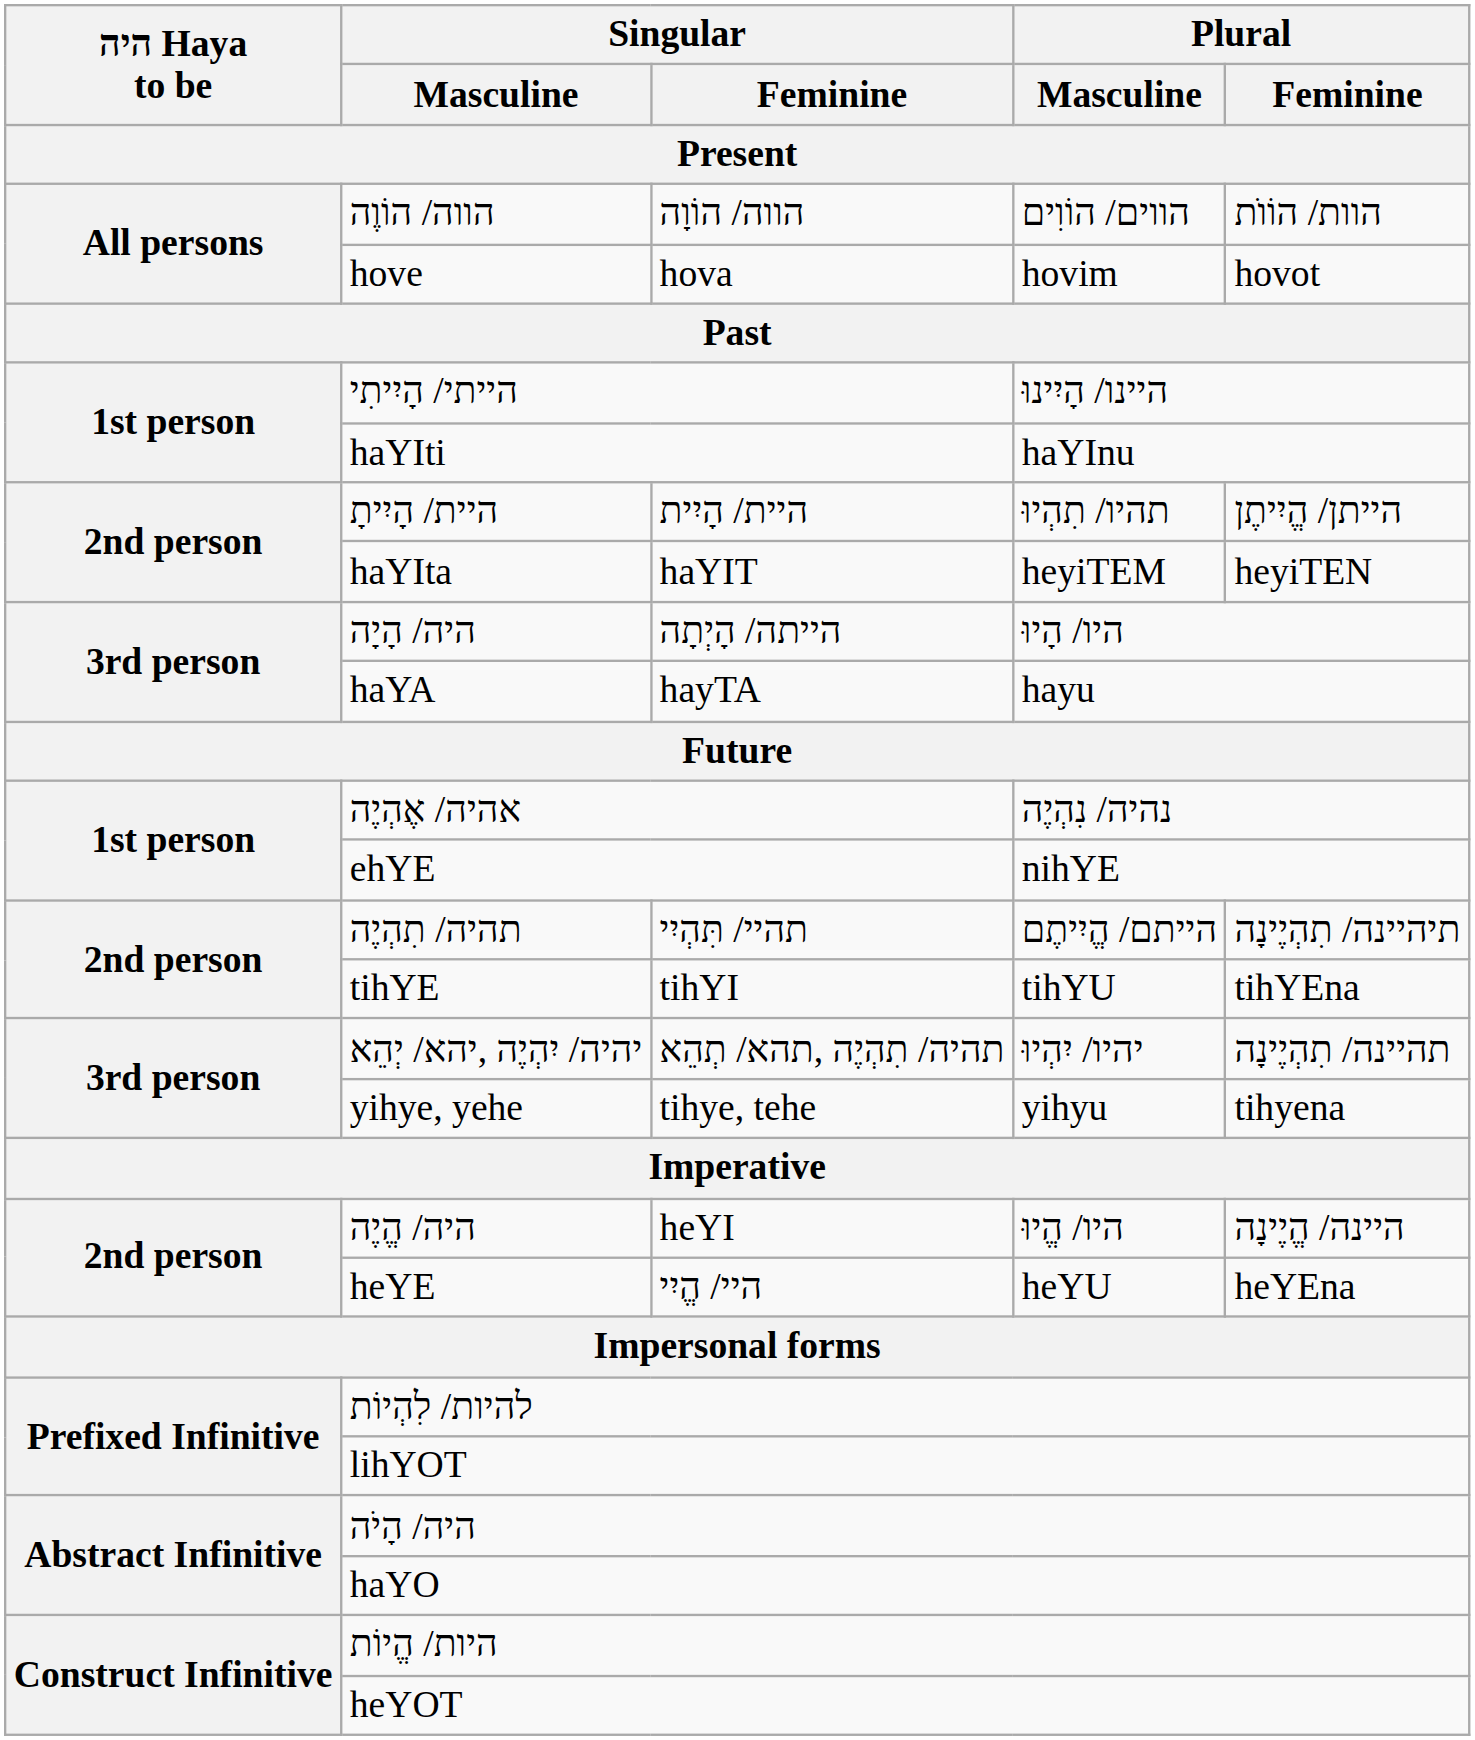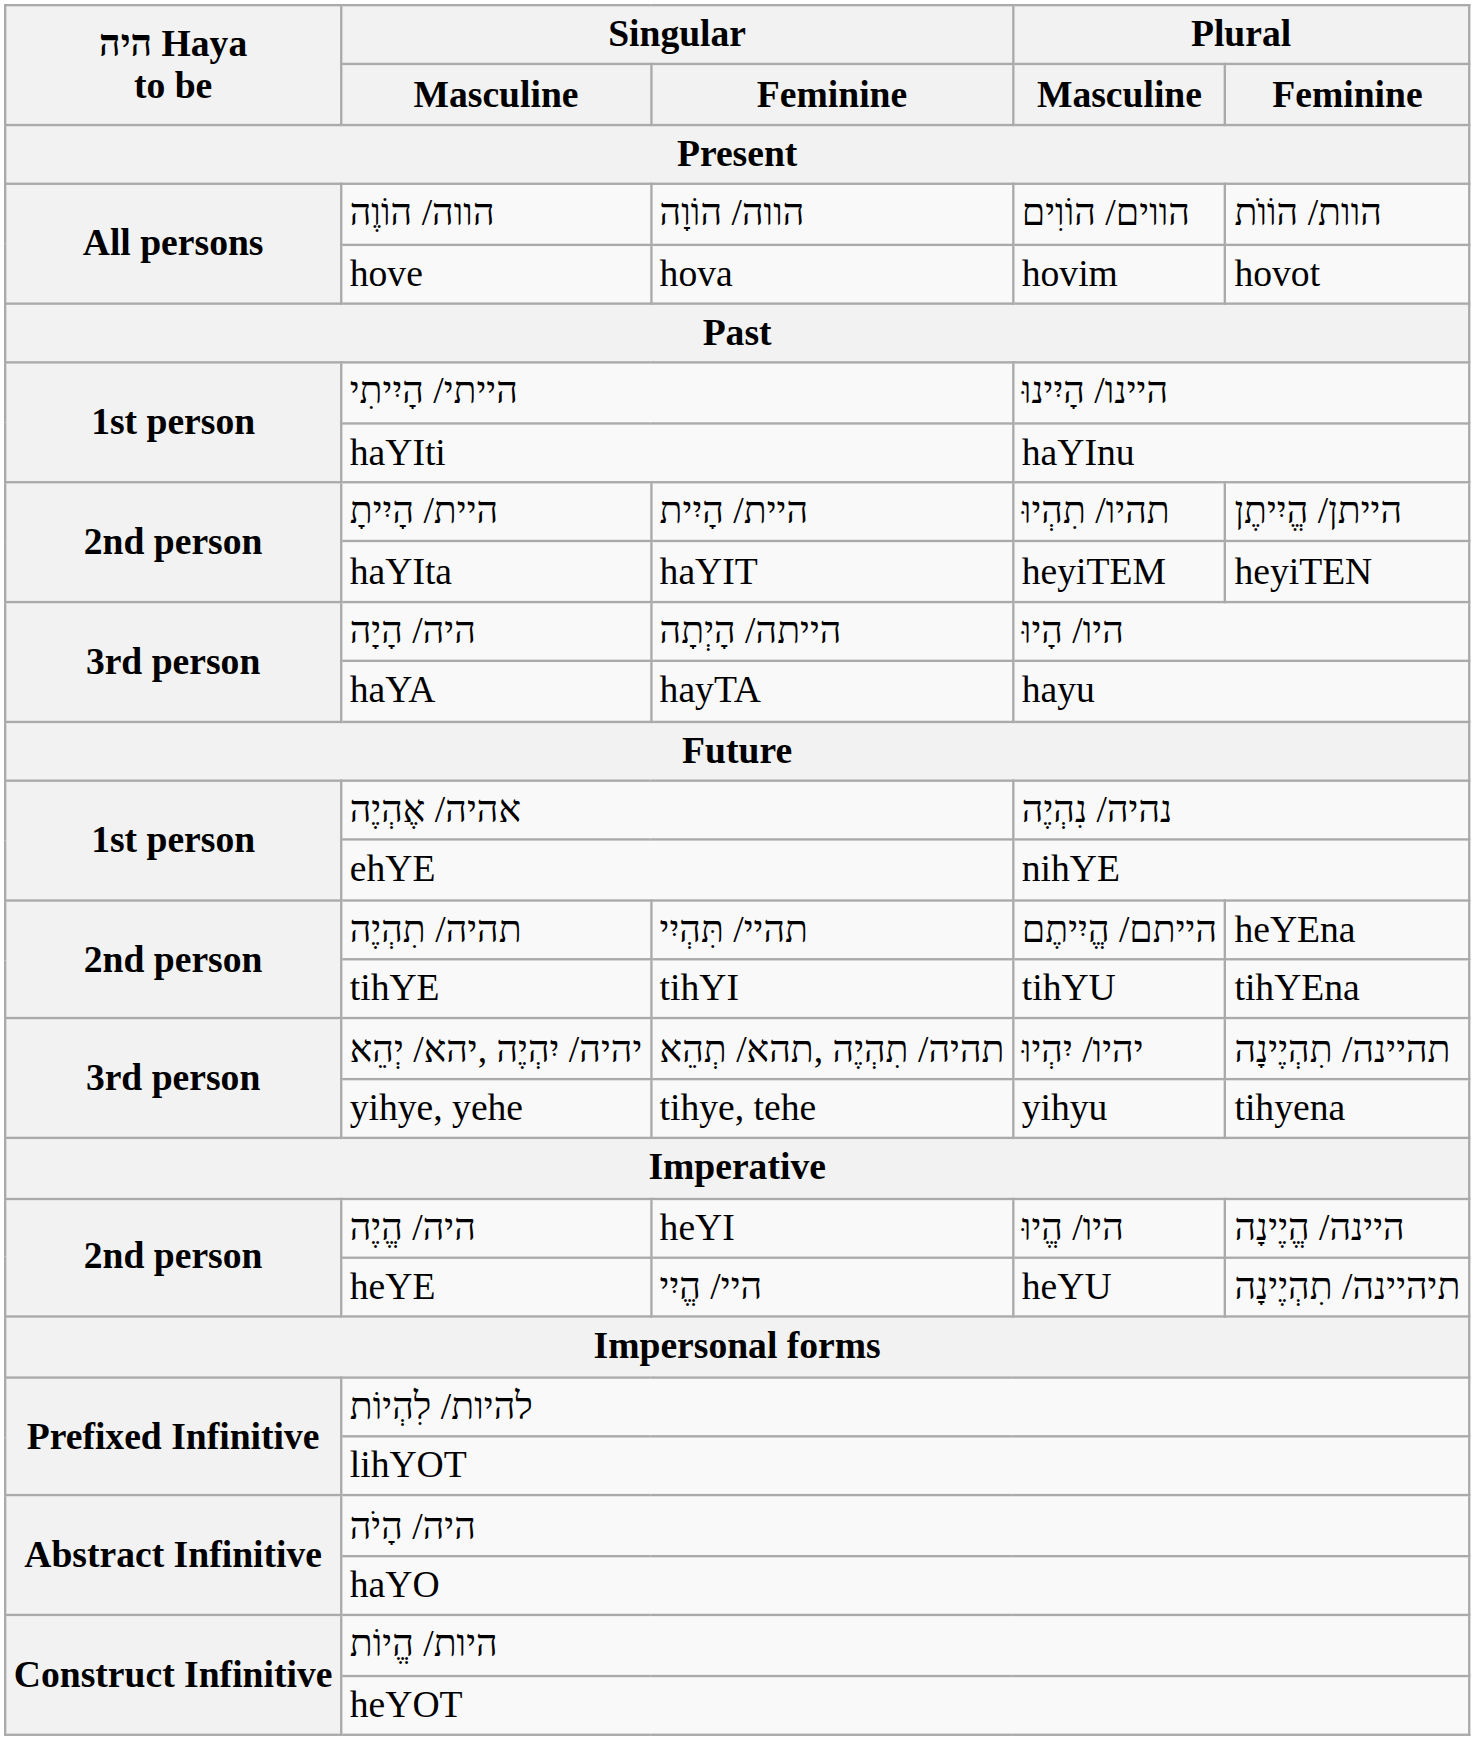(1347, 928) תיהיינה/ תִהְיֶינָה -> (1295, 928) heYEna
(1295, 1286) heYEna -> (1347, 1286) תיהיינה/ תִהְיֶינָה
